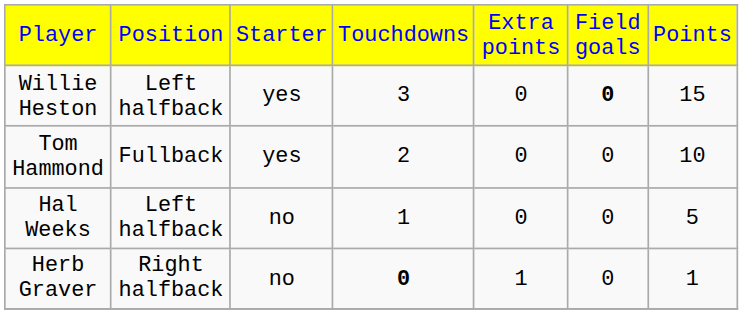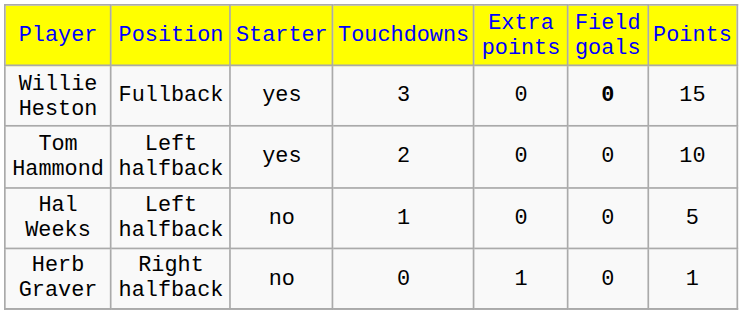(171, 96) Left halfback -> (171, 96) Fullback
(171, 157) Fullback -> (171, 157) Left halfback
(404, 278) bold -> (404, 278) normal
